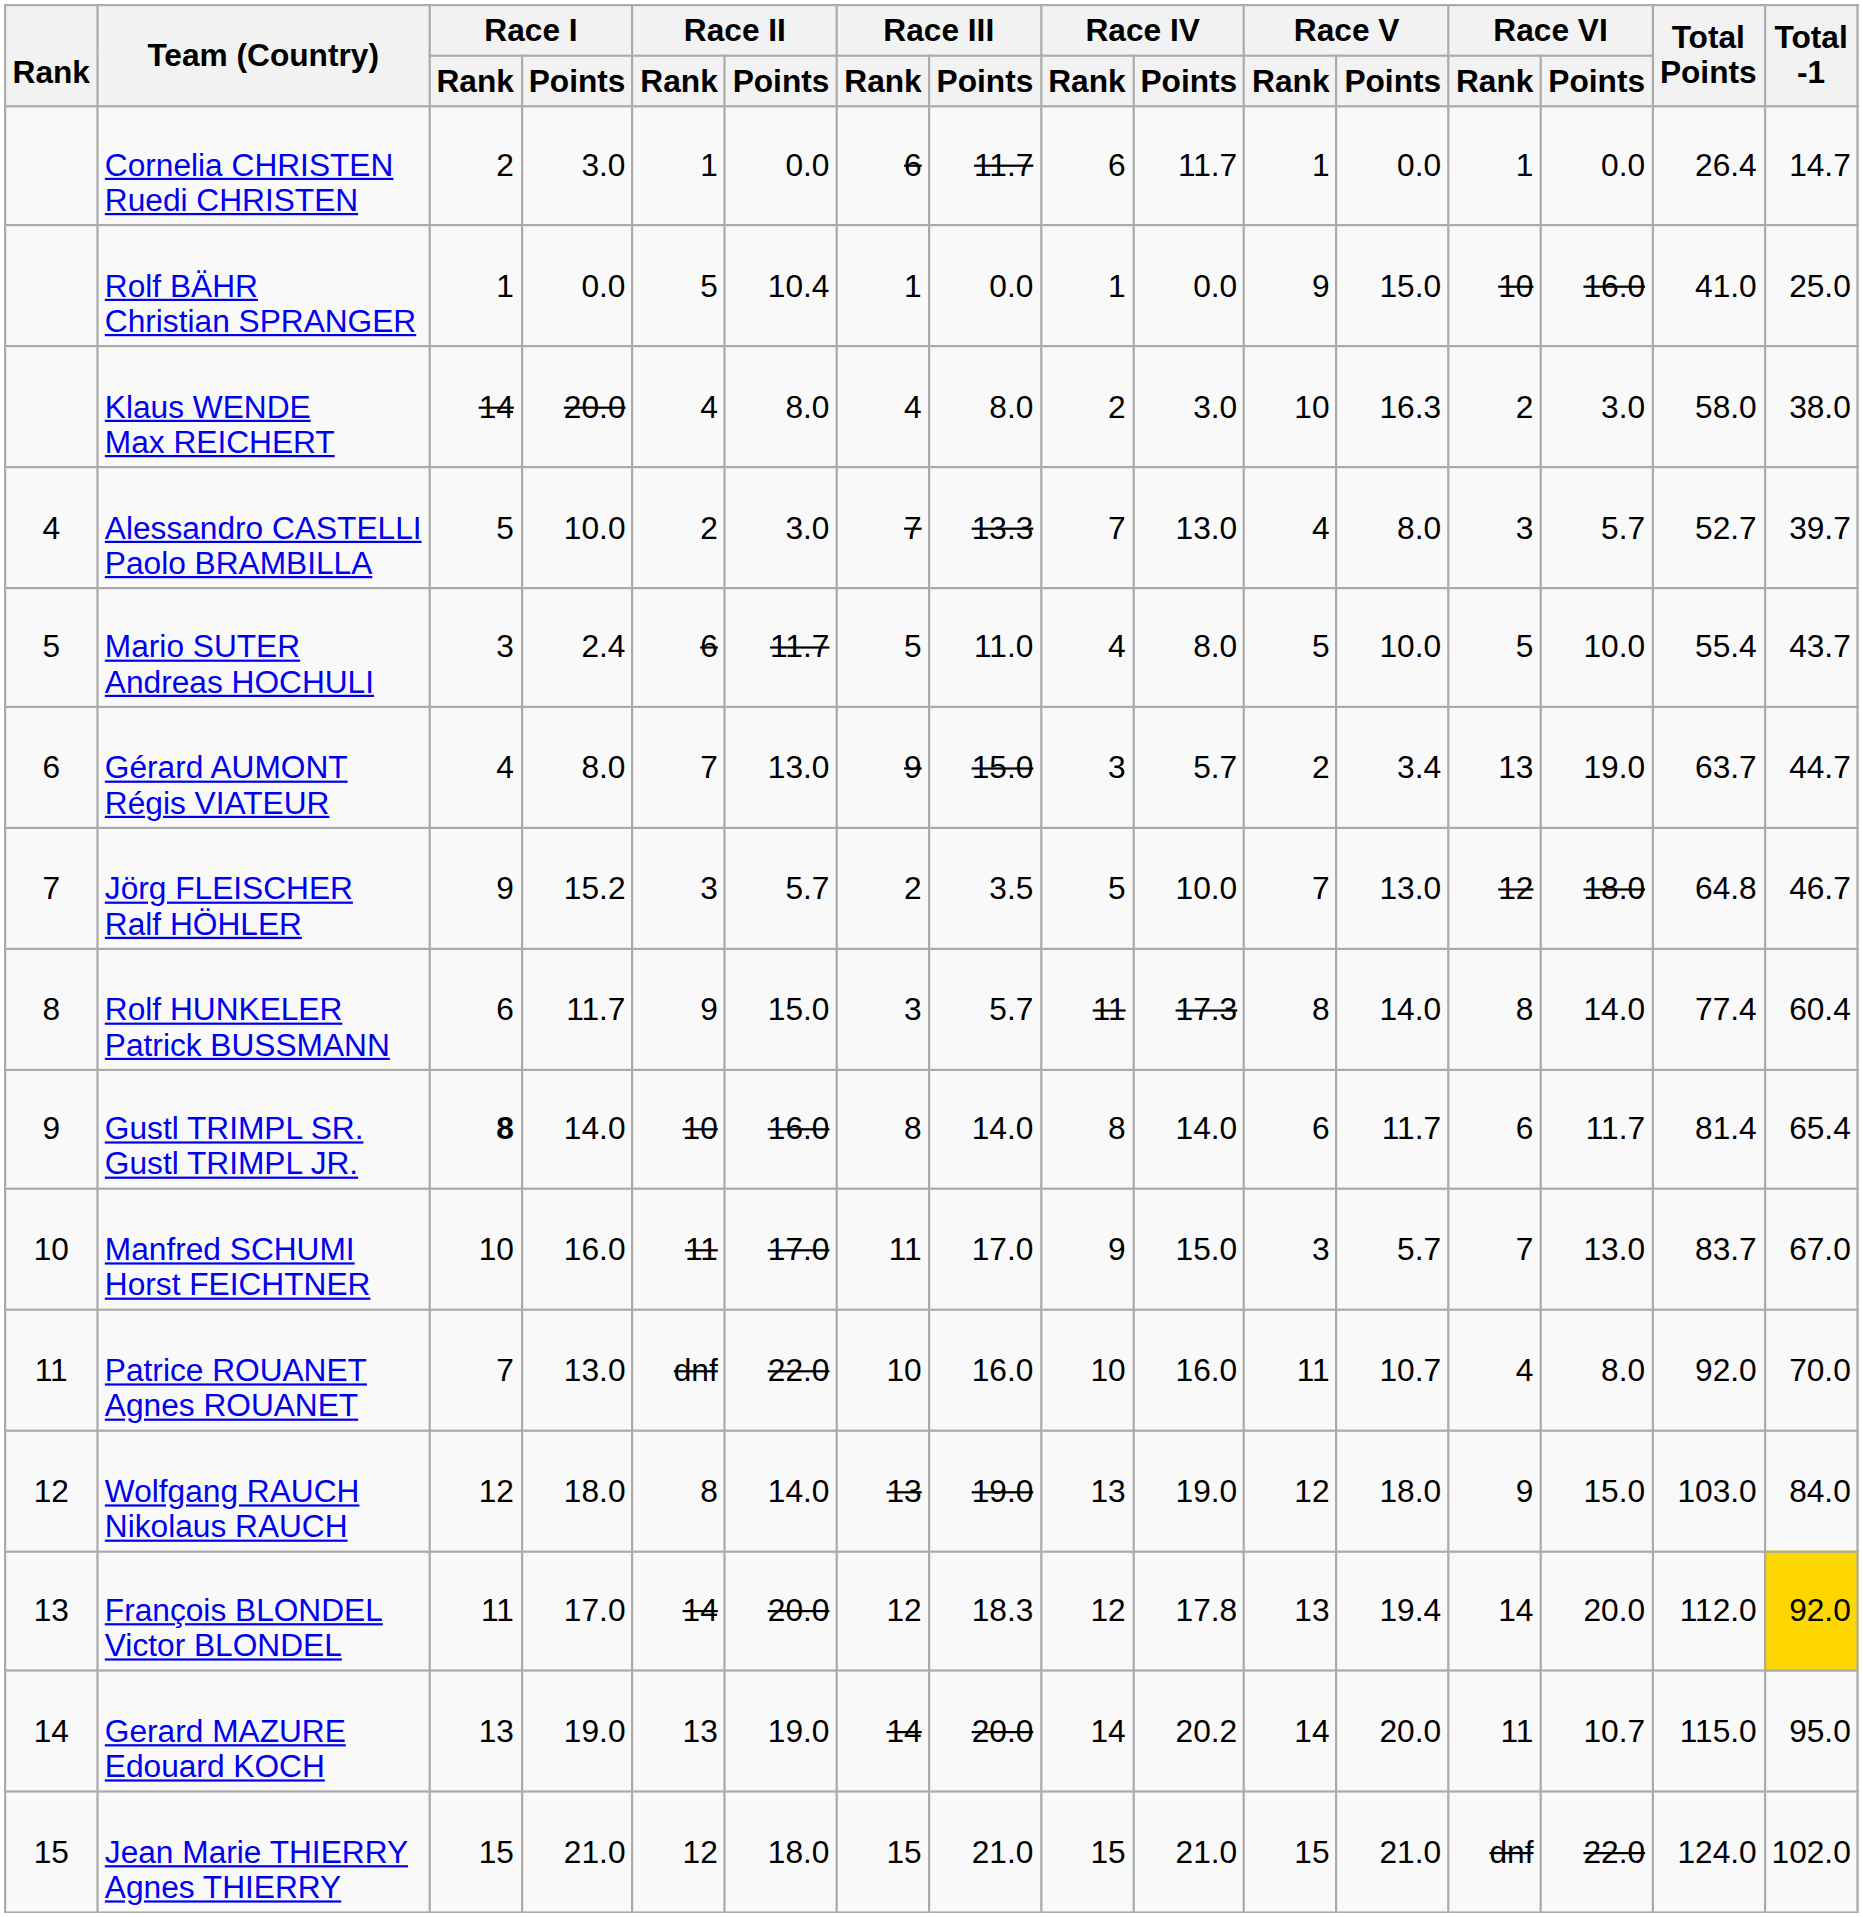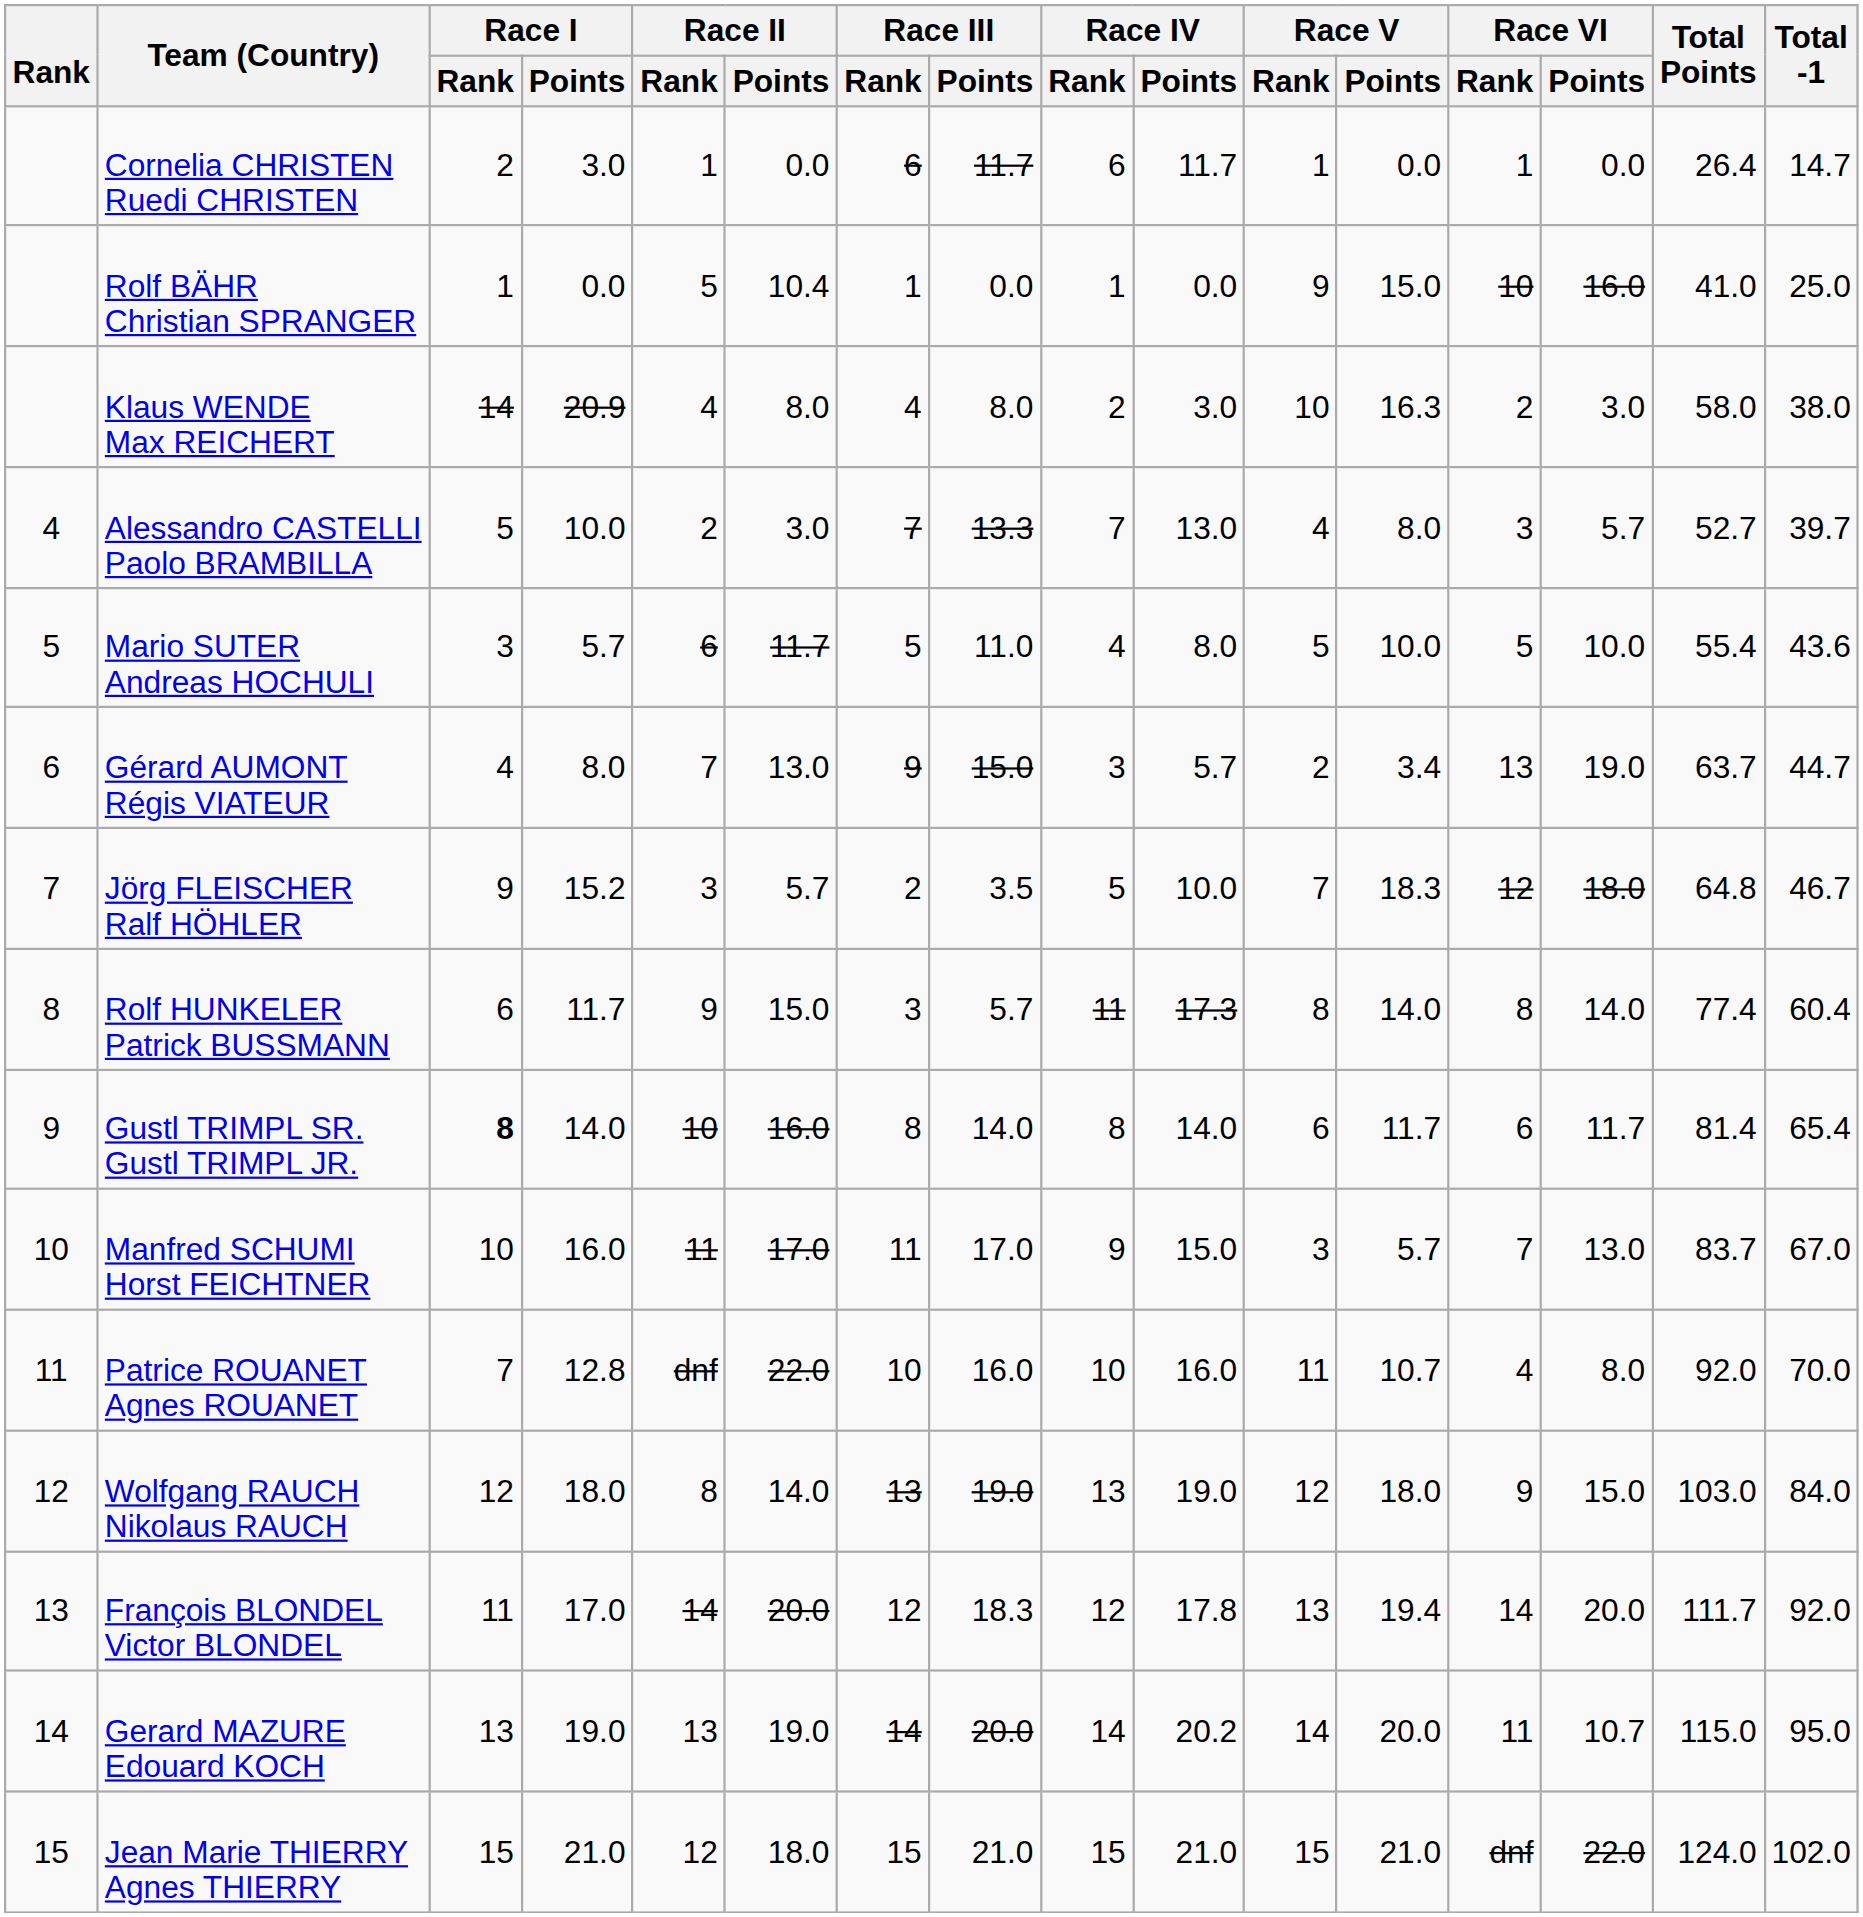(595, 407) 20.0 -> (595, 407) 20.9
(603, 648) 2.4 -> (603, 648) 5.7
(1820, 648) 43.7 -> (1820, 648) 43.6
(1410, 889) 13.0 -> (1410, 889) 18.3
(595, 1370) 13.0 -> (595, 1370) 12.8
(1718, 1611) 112.0 -> (1719, 1611) 111.7
(1820, 1611) gold background -> (1820, 1611) no background
